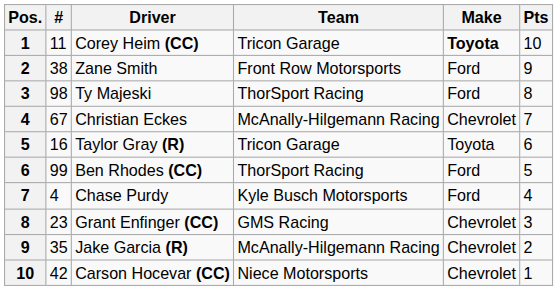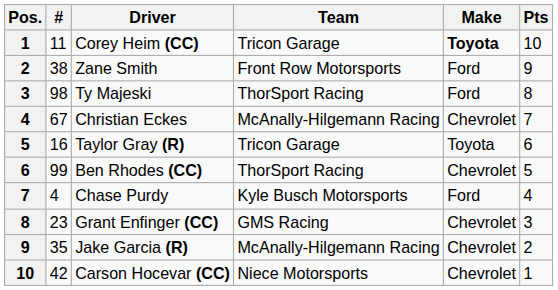(464, 171) Ford -> (482, 171) Chevrolet
